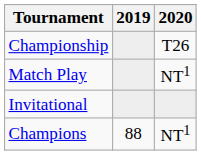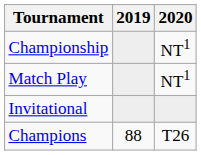(176, 45) T26 -> (176, 47) NT1
(176, 133) NT1 -> (176, 135) T26
